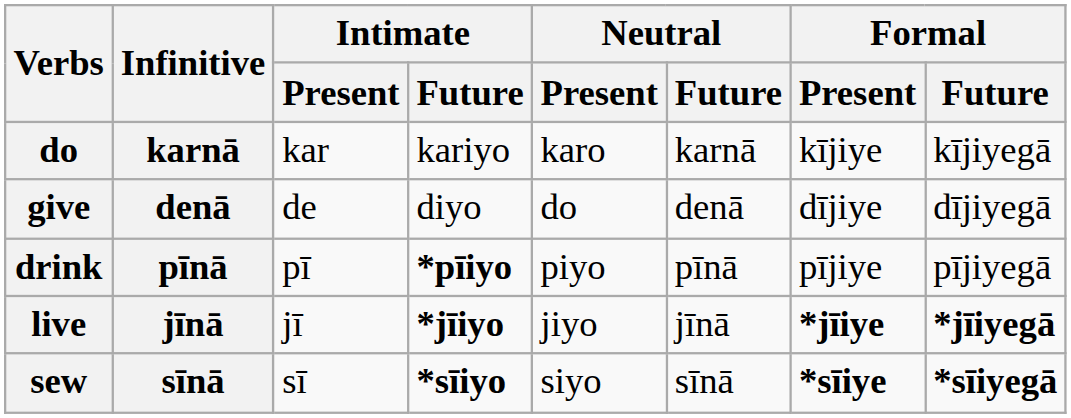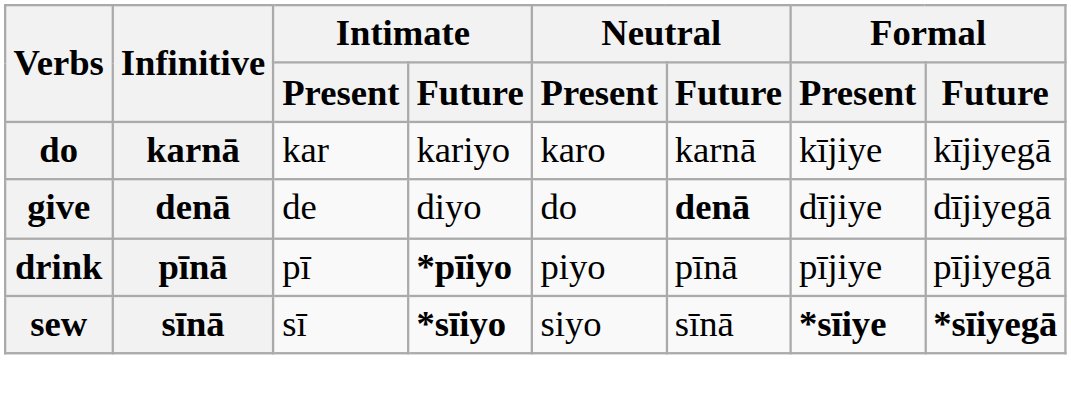(709, 207) normal -> (712, 207) bold
- row: (59, 324)
